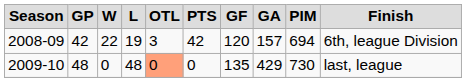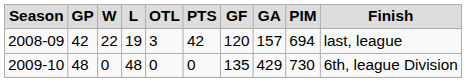(391, 41) 6th, league Division -> (363, 41) last, league
(153, 65) lightsalmon background -> (153, 65) no background
(363, 65) last, league -> (391, 65) 6th, league Division
